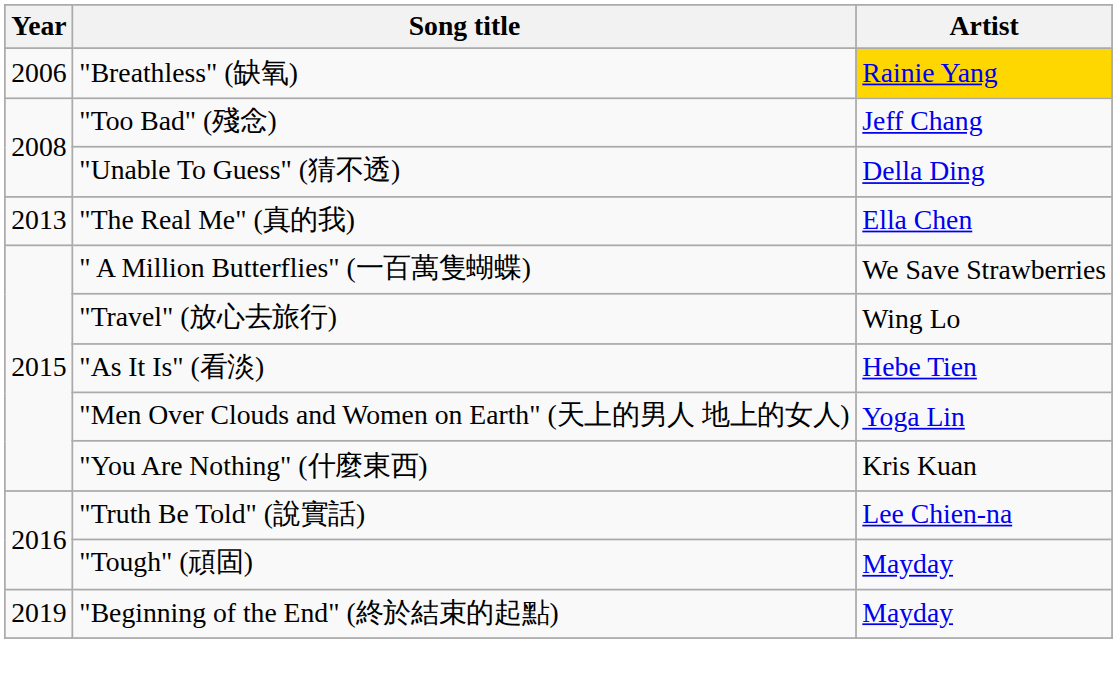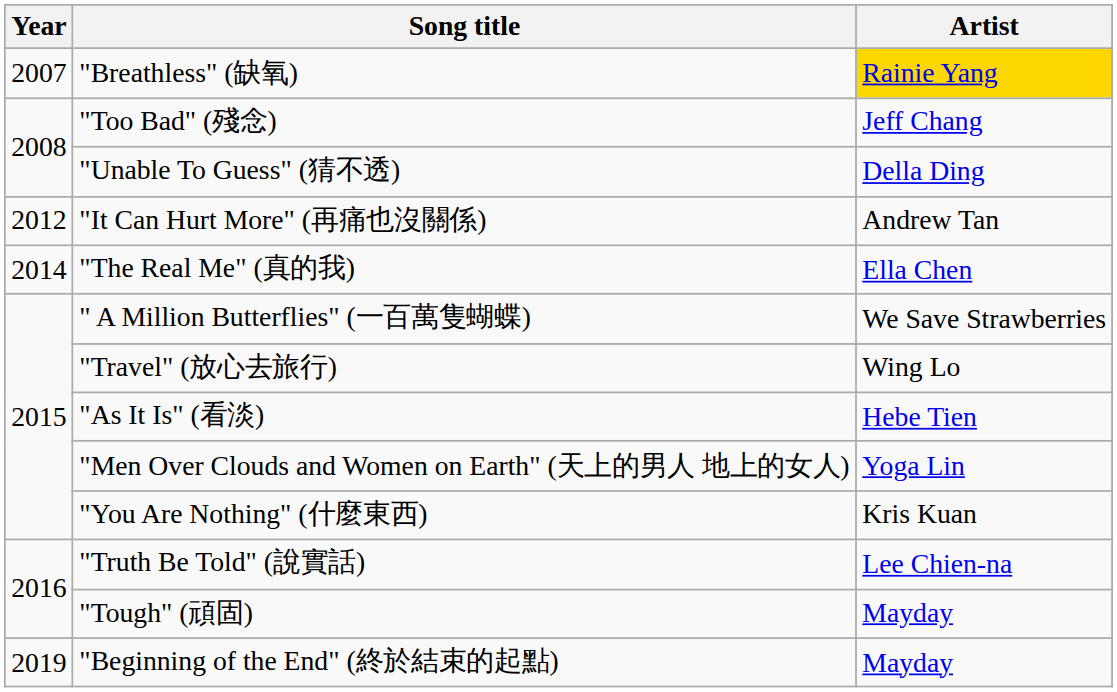(39, 72) 2006 -> (39, 72) 2007
+ row: (283, 219)
(39, 220) 2013 -> (39, 269) 2014
